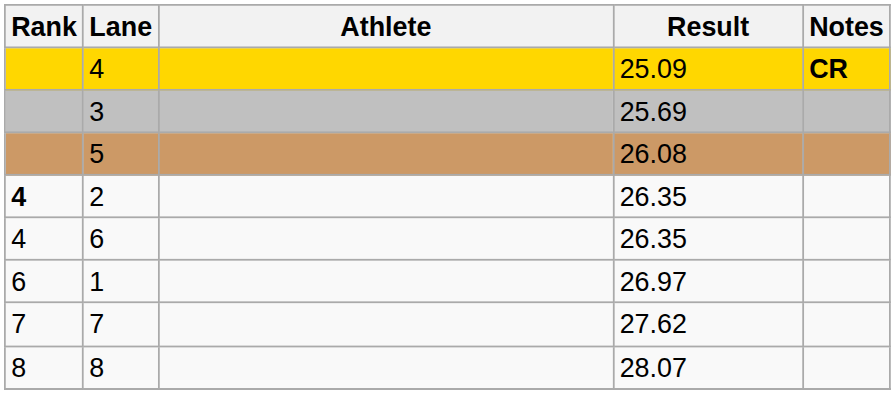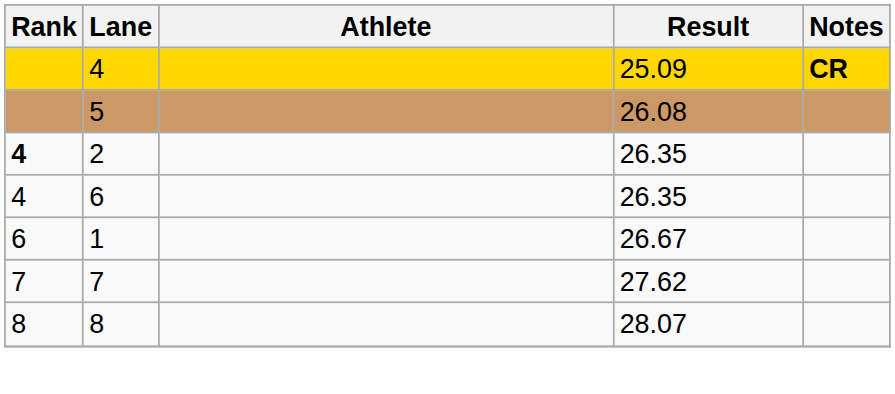- row: (97, 112)
(653, 282) 26.97 -> (653, 239) 26.67
